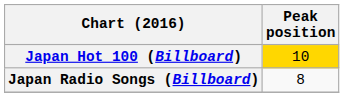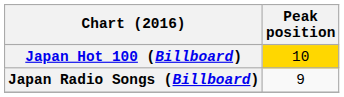(301, 80) 8 -> (301, 80) 9
